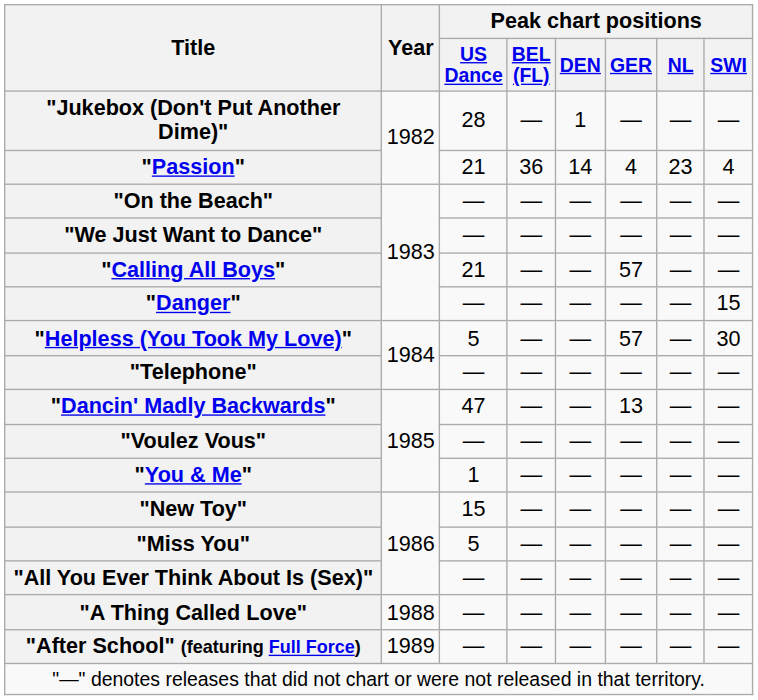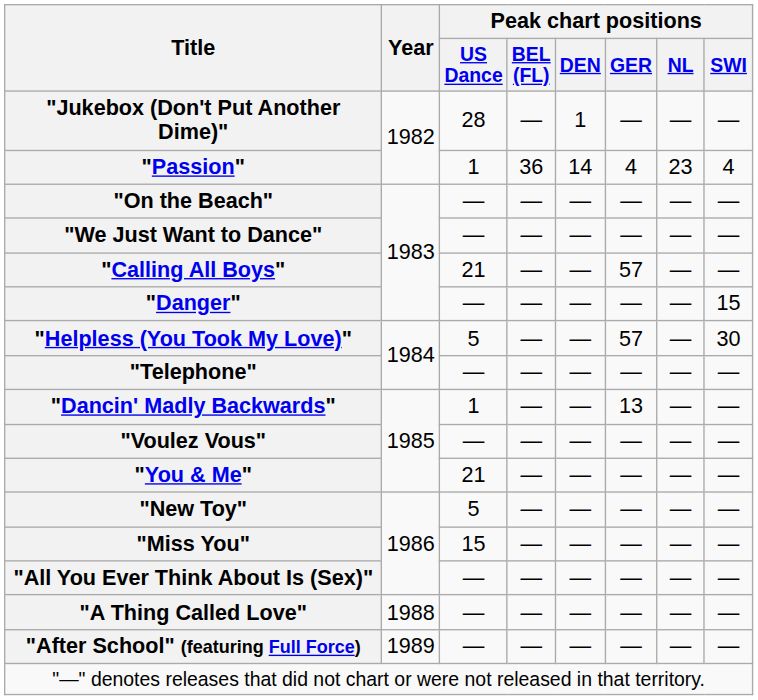(474, 166) 21 -> (474, 166) 1
(474, 406) 47 -> (474, 406) 1
(474, 475) 1 -> (474, 475) 21
(474, 509) 15 -> (474, 509) 5
(474, 543) 5 -> (474, 543) 15
